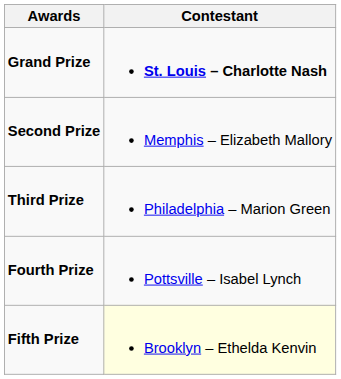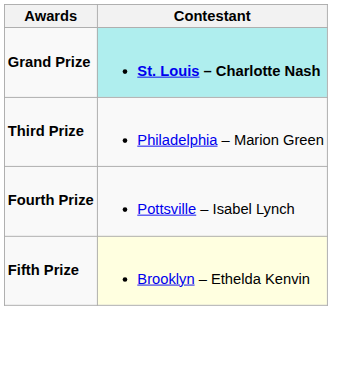(220, 71) no background -> (212, 71) paleturquoise background
- row: (54, 131)
